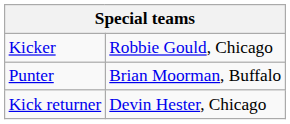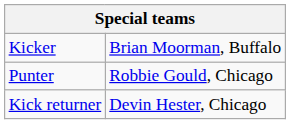(191, 47) Robbie Gould, Chicago -> (195, 47) Brian Moorman, Buffalo
(195, 76) Brian Moorman, Buffalo -> (191, 76) Robbie Gould, Chicago
